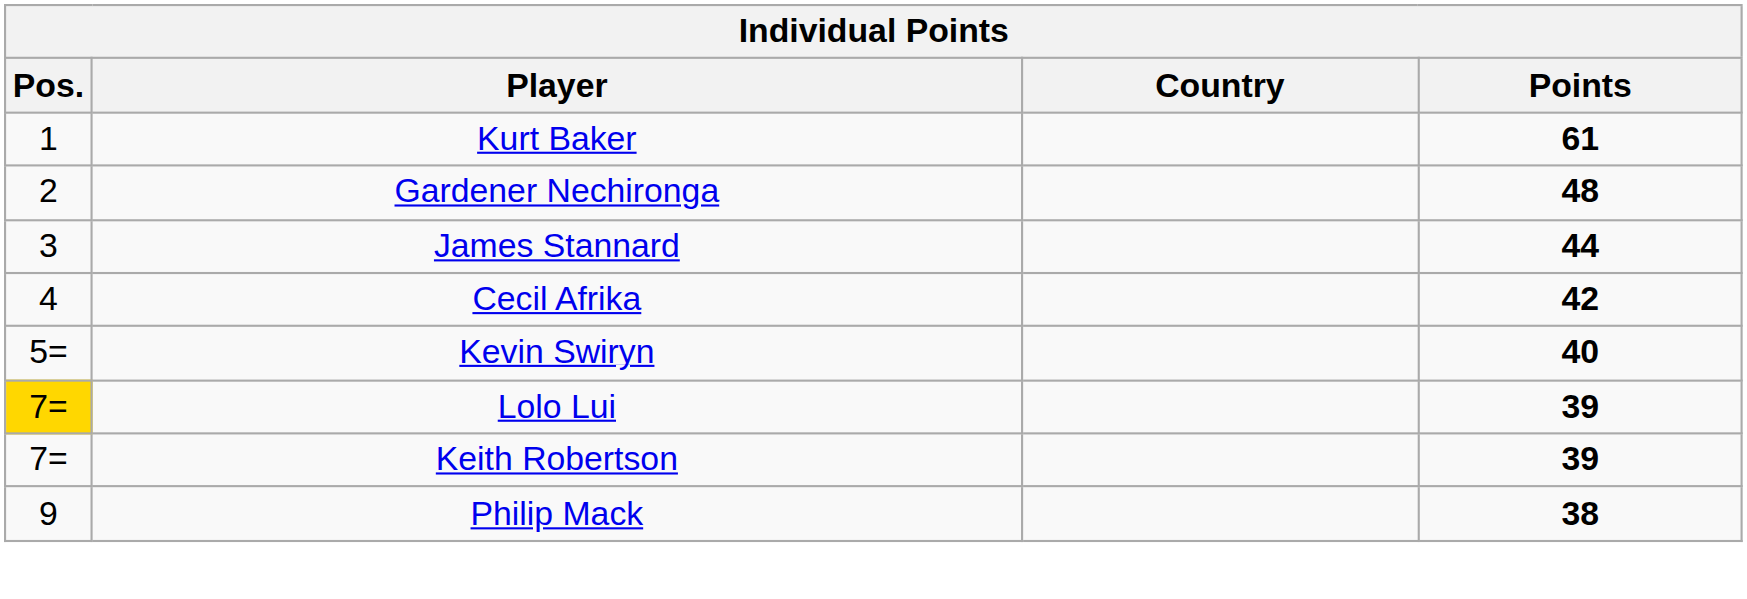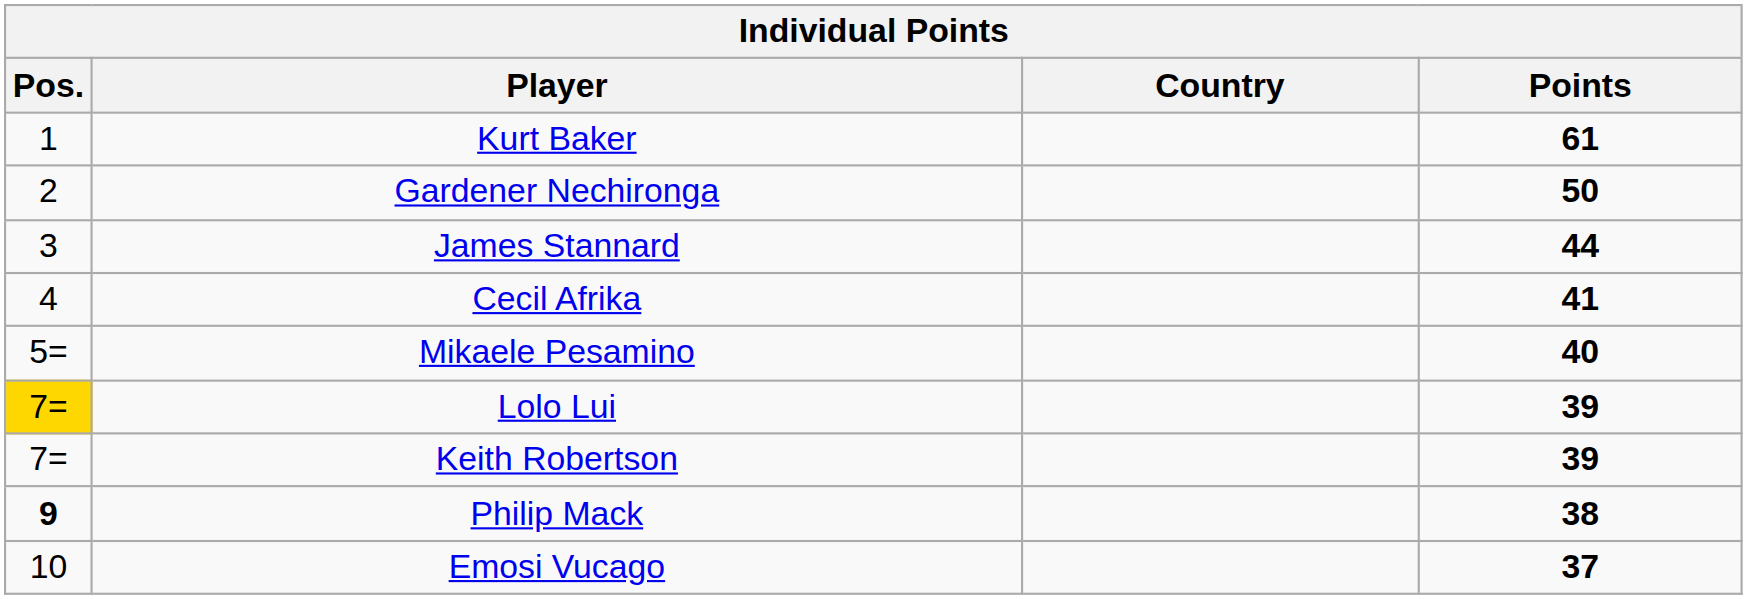(1580, 191) 48 -> (1580, 191) 50
(1580, 298) 42 -> (1580, 298) 41
+ row: (557, 352)
- row: (557, 352)
(48, 513) normal -> (48, 513) bold
+ row: (557, 566)
